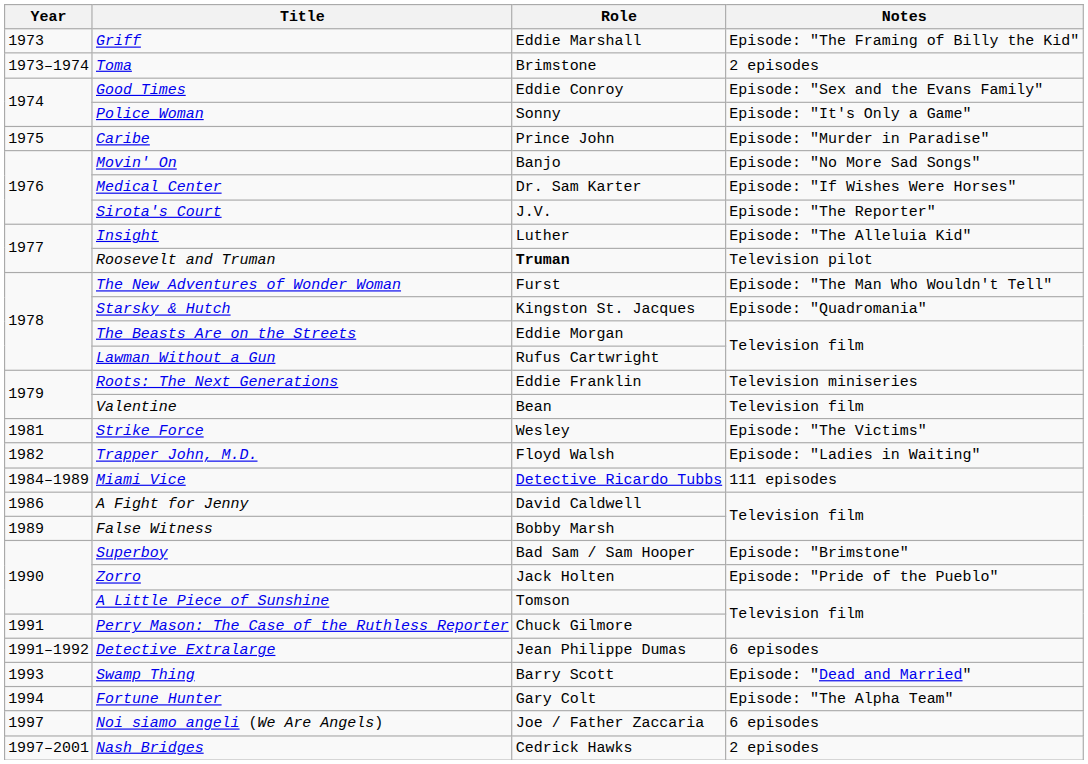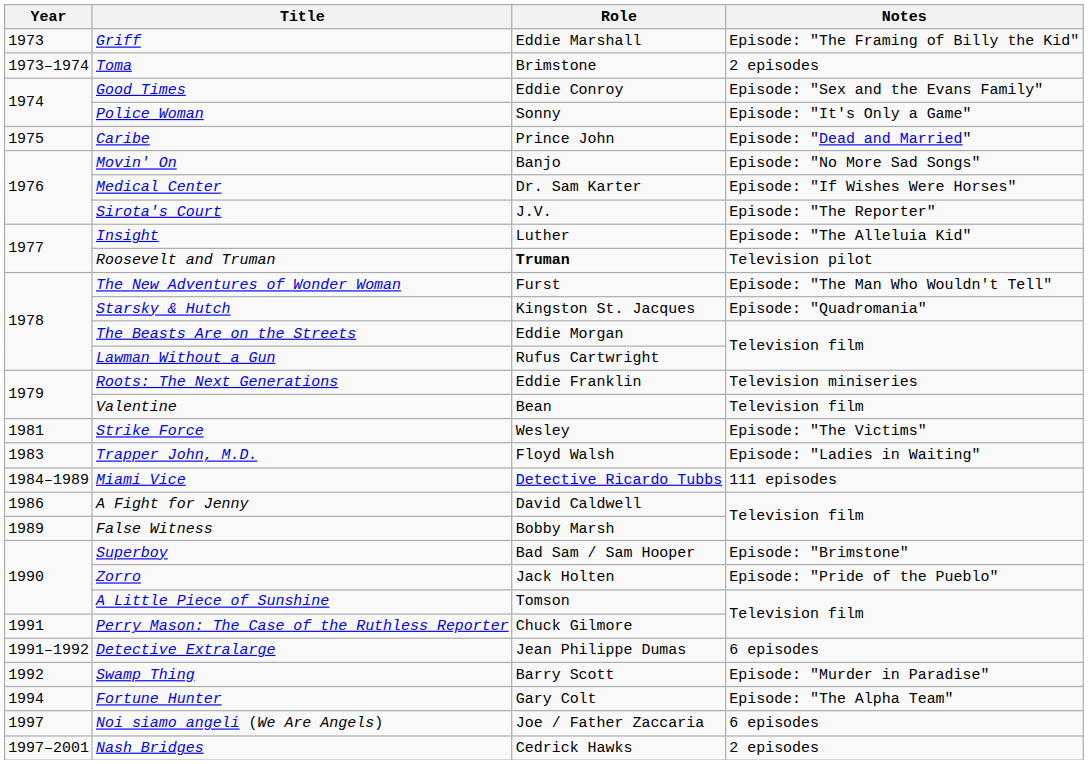(859, 139) Episode: "Murder in Paradise" -> (850, 139) Episode: "Dead and Married"
(26, 455) 1982 -> (26, 455) 1983
(26, 675) 1993 -> (26, 675) 1992
(850, 675) Episode: "Dead and Married" -> (859, 675) Episode: "Murder in Paradise"
